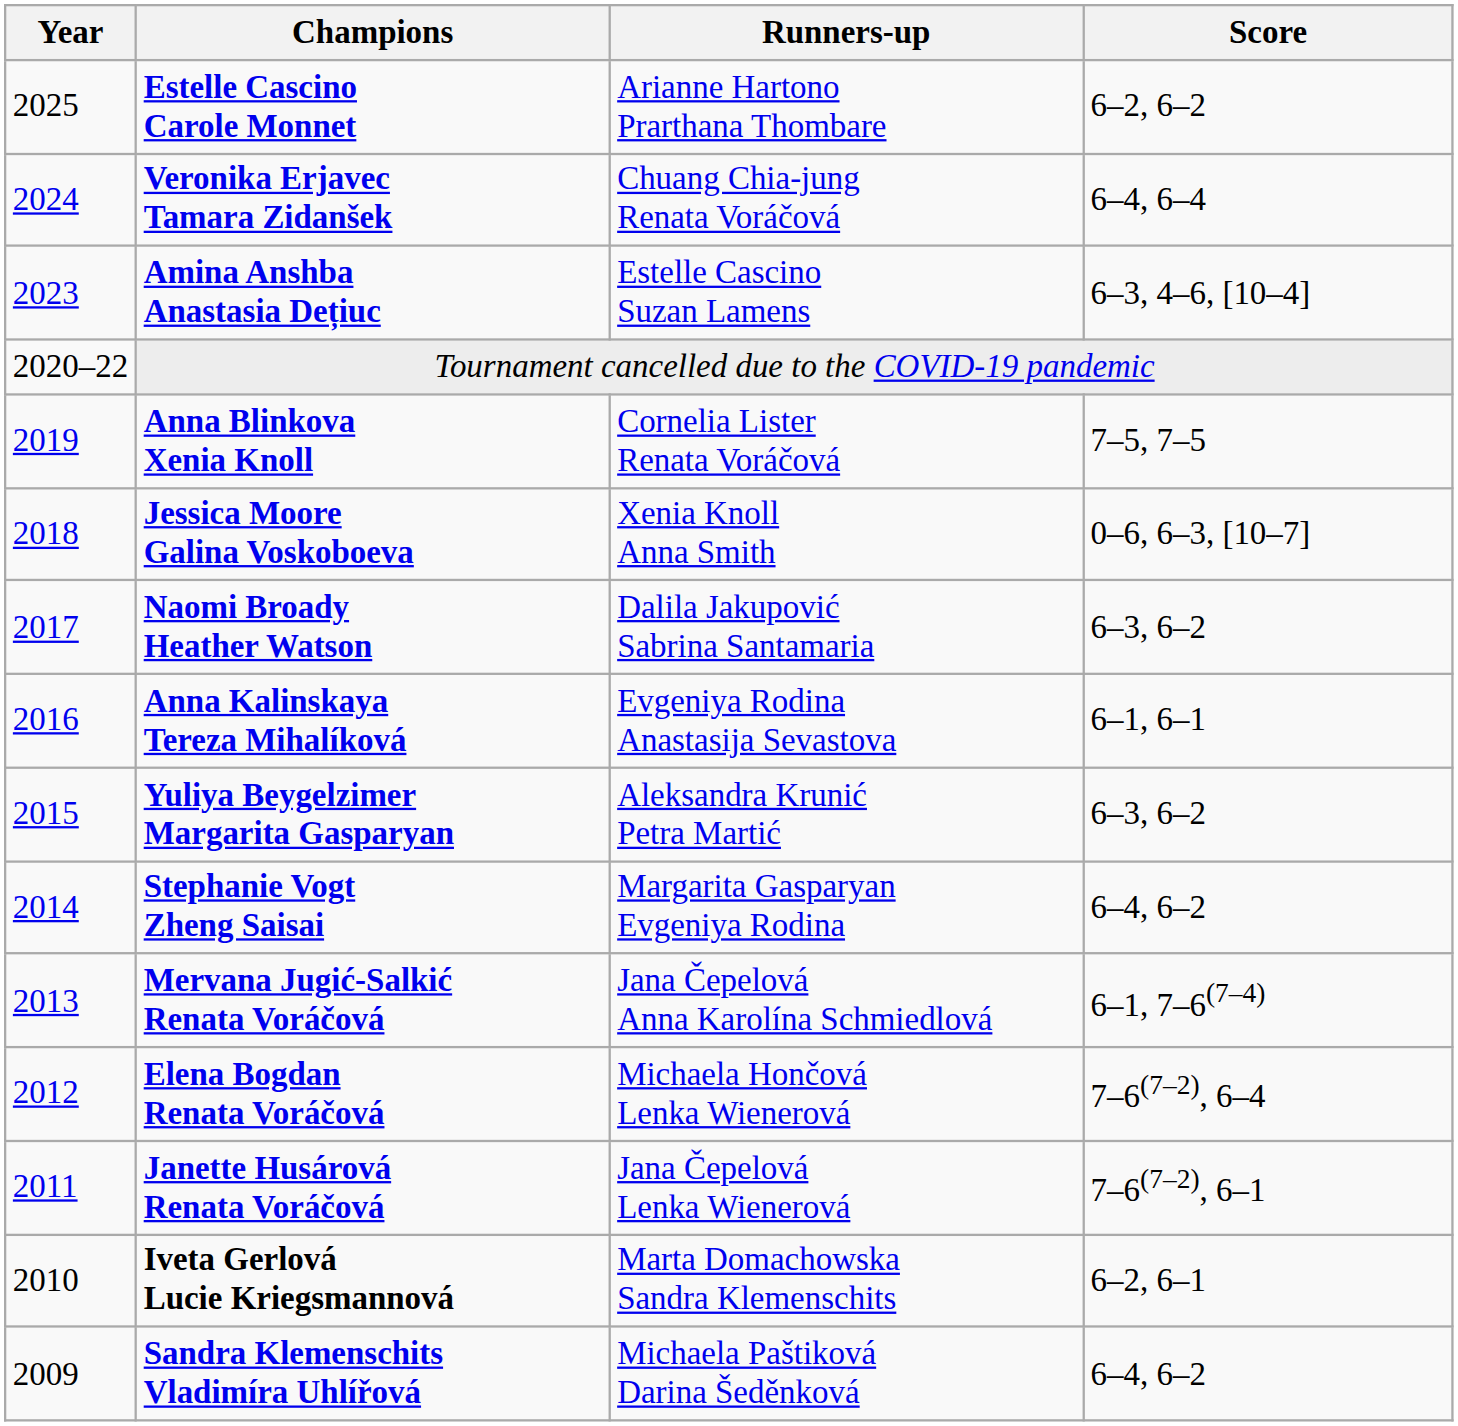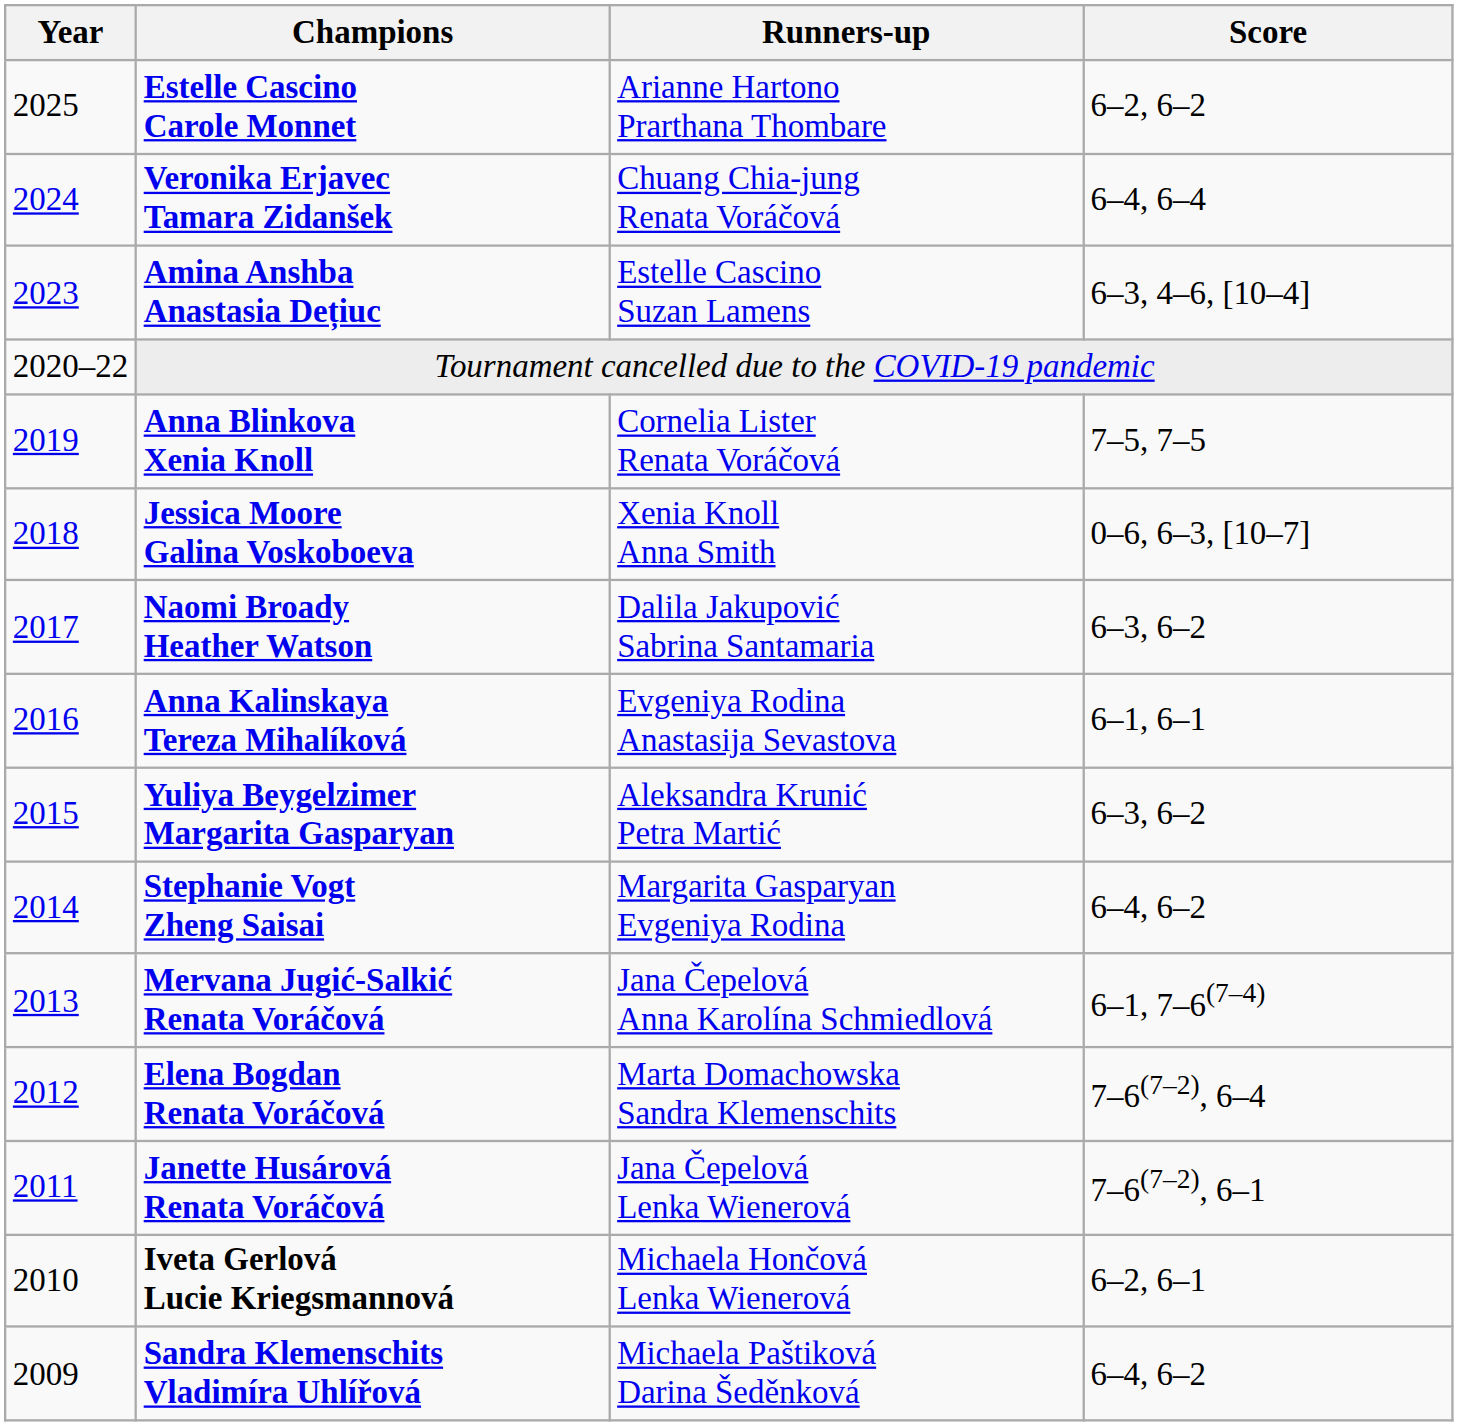(742, 1093) Michaela Hončová Lenka Wienerová -> (759, 1093) Marta Domachowska Sandra Klemenschits
(759, 1280) Marta Domachowska Sandra Klemenschits -> (742, 1280) Michaela Hončová Lenka Wienerová
